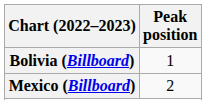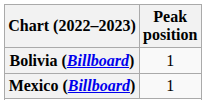(170, 85) 2 -> (170, 85) 1
